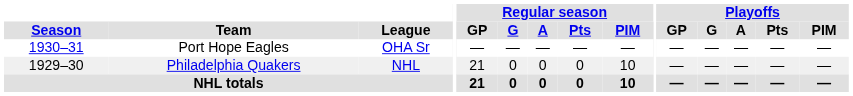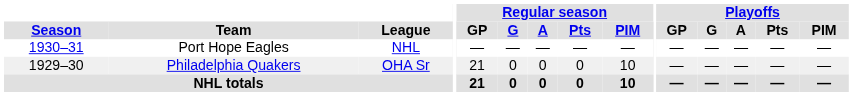(406, 48) OHA Sr -> (406, 48) NHL
(406, 65) NHL -> (406, 65) OHA Sr
